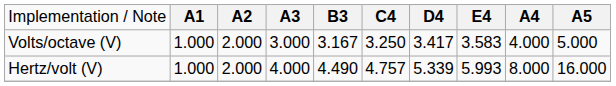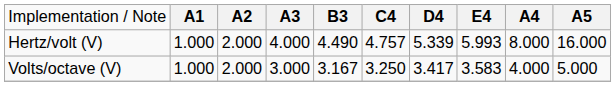rows swapped: (65, 42) <-> (55, 68)
